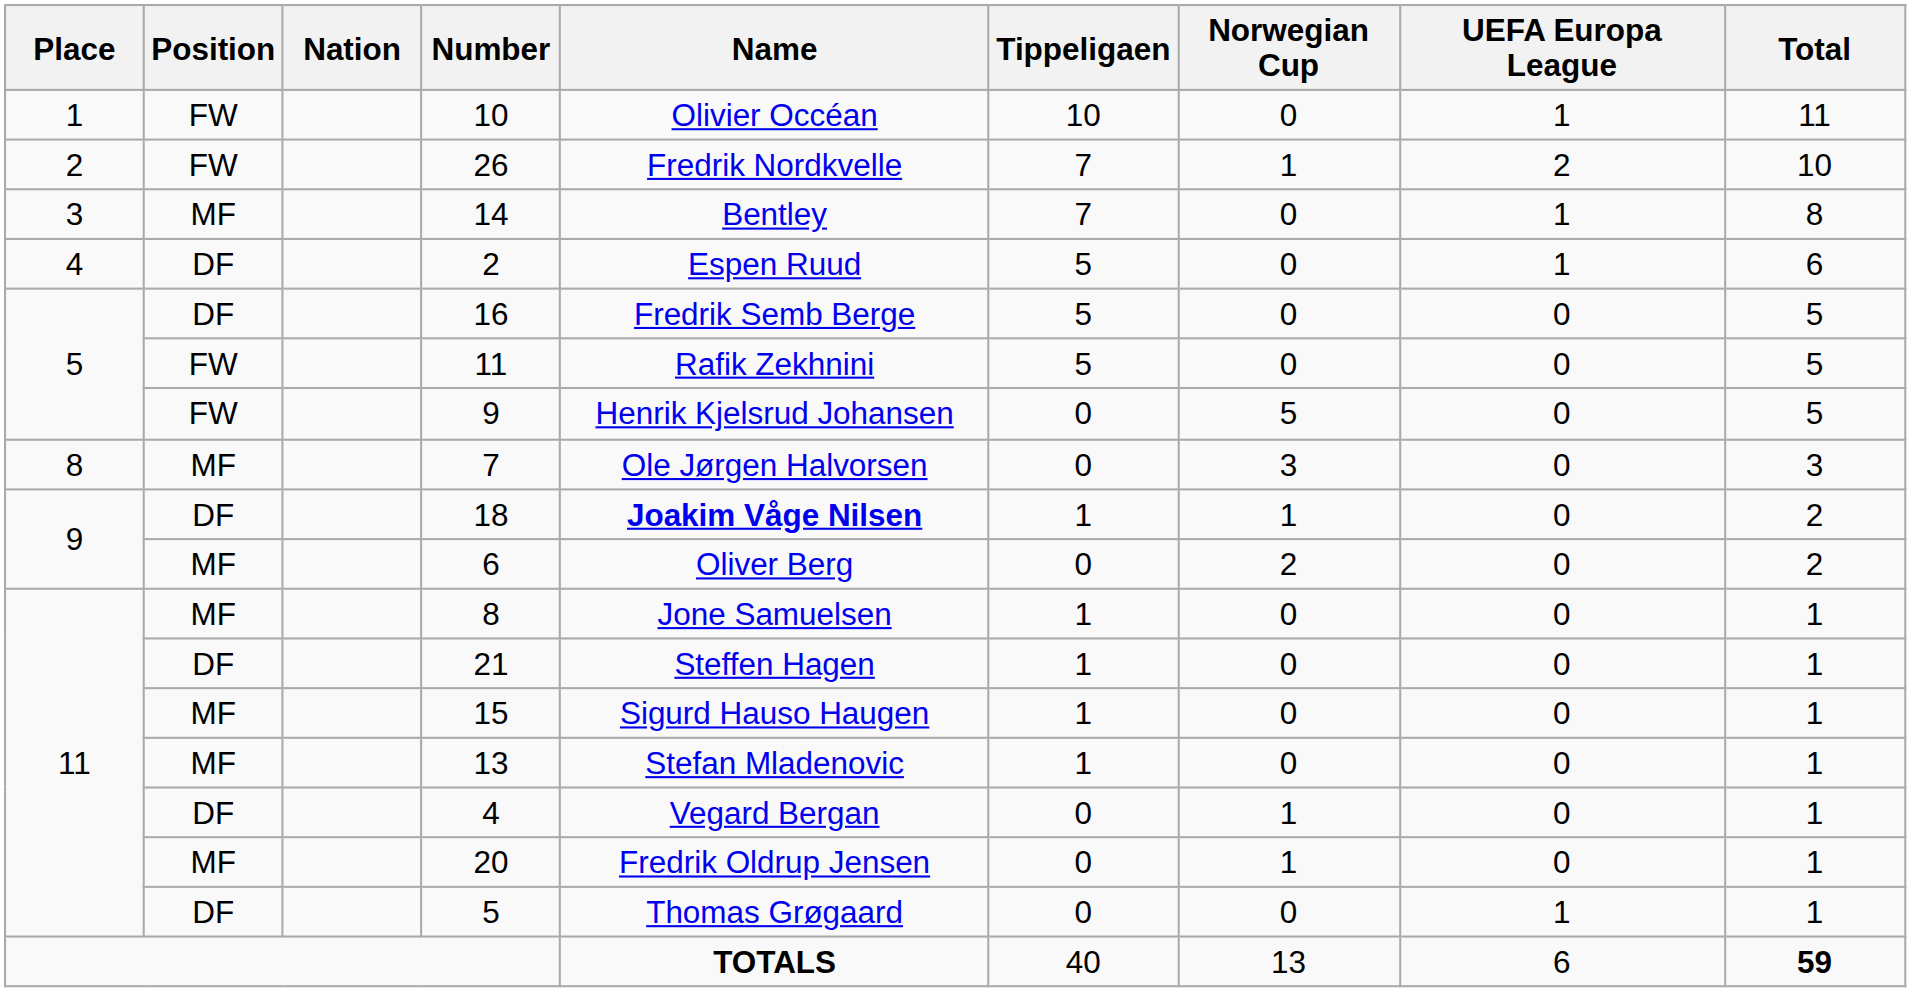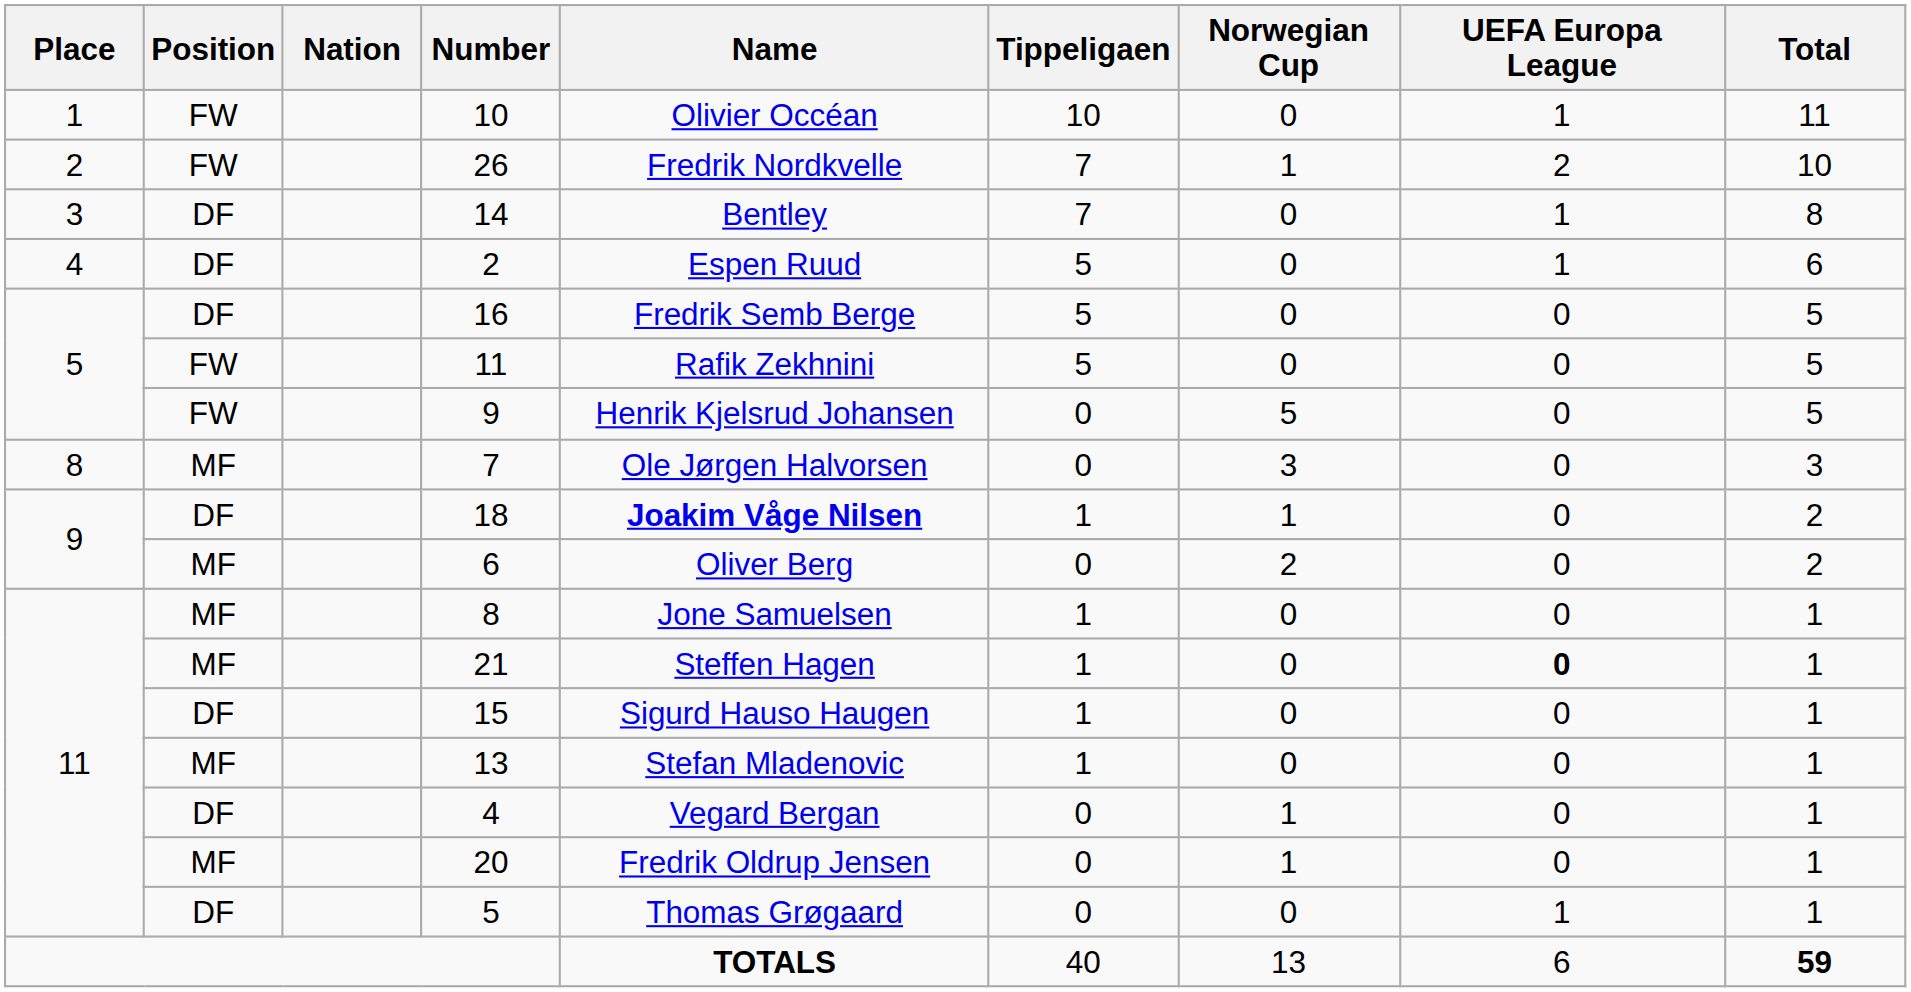(213, 215) MF -> (213, 215) DF
(213, 663) DF -> (213, 663) MF
(1562, 663) normal -> (1562, 663) bold
(213, 713) MF -> (213, 713) DF
